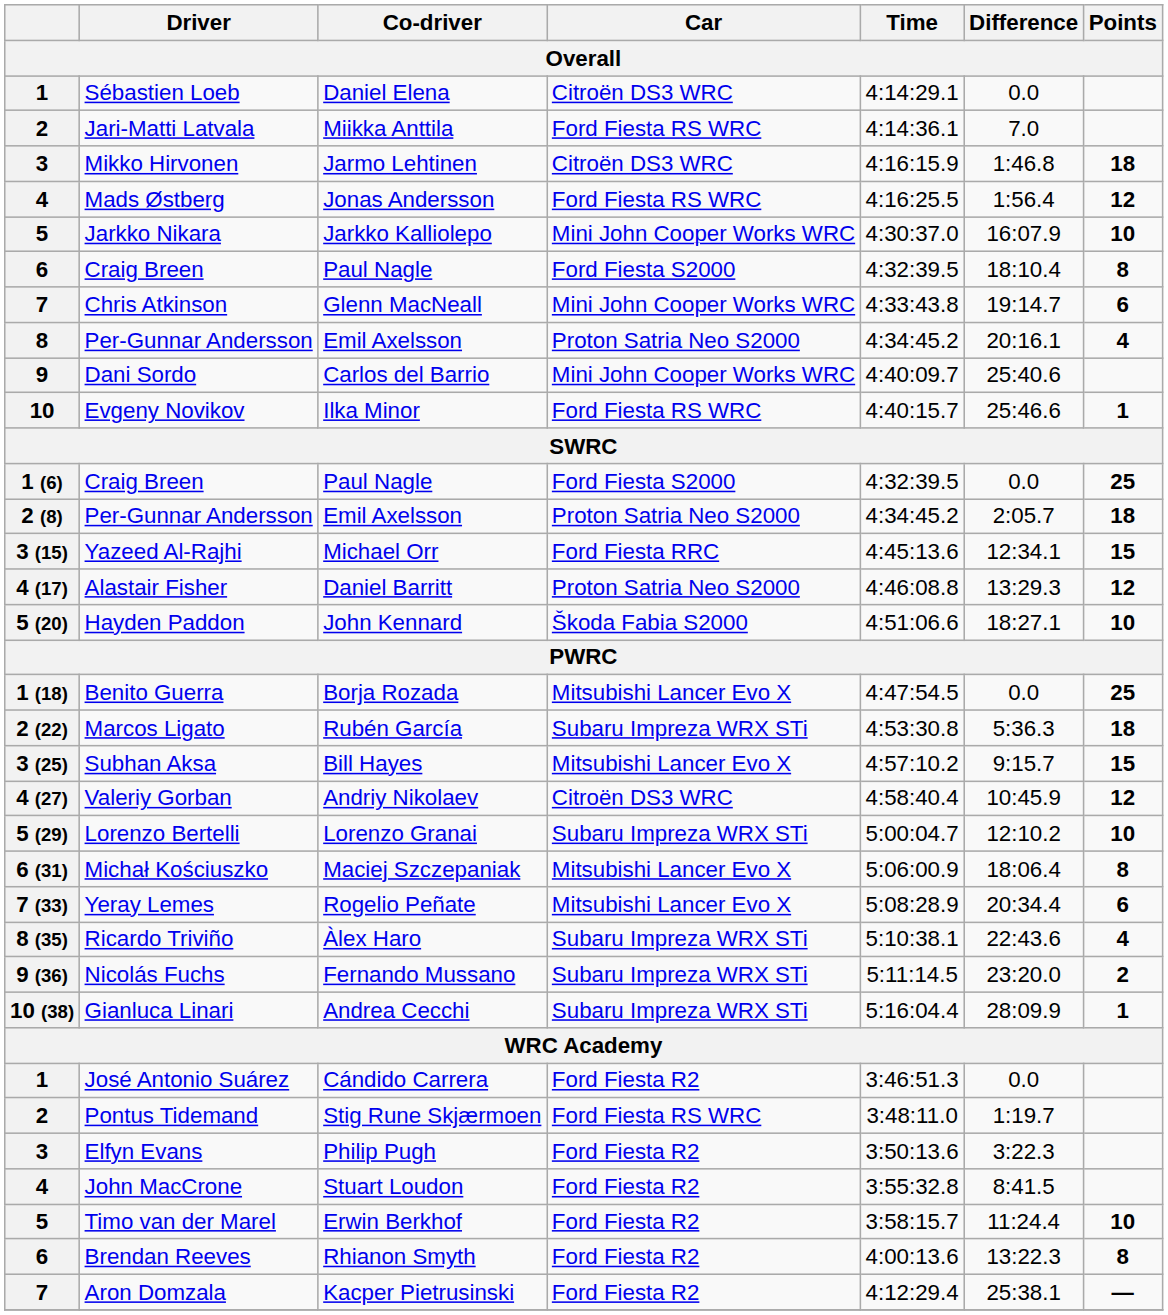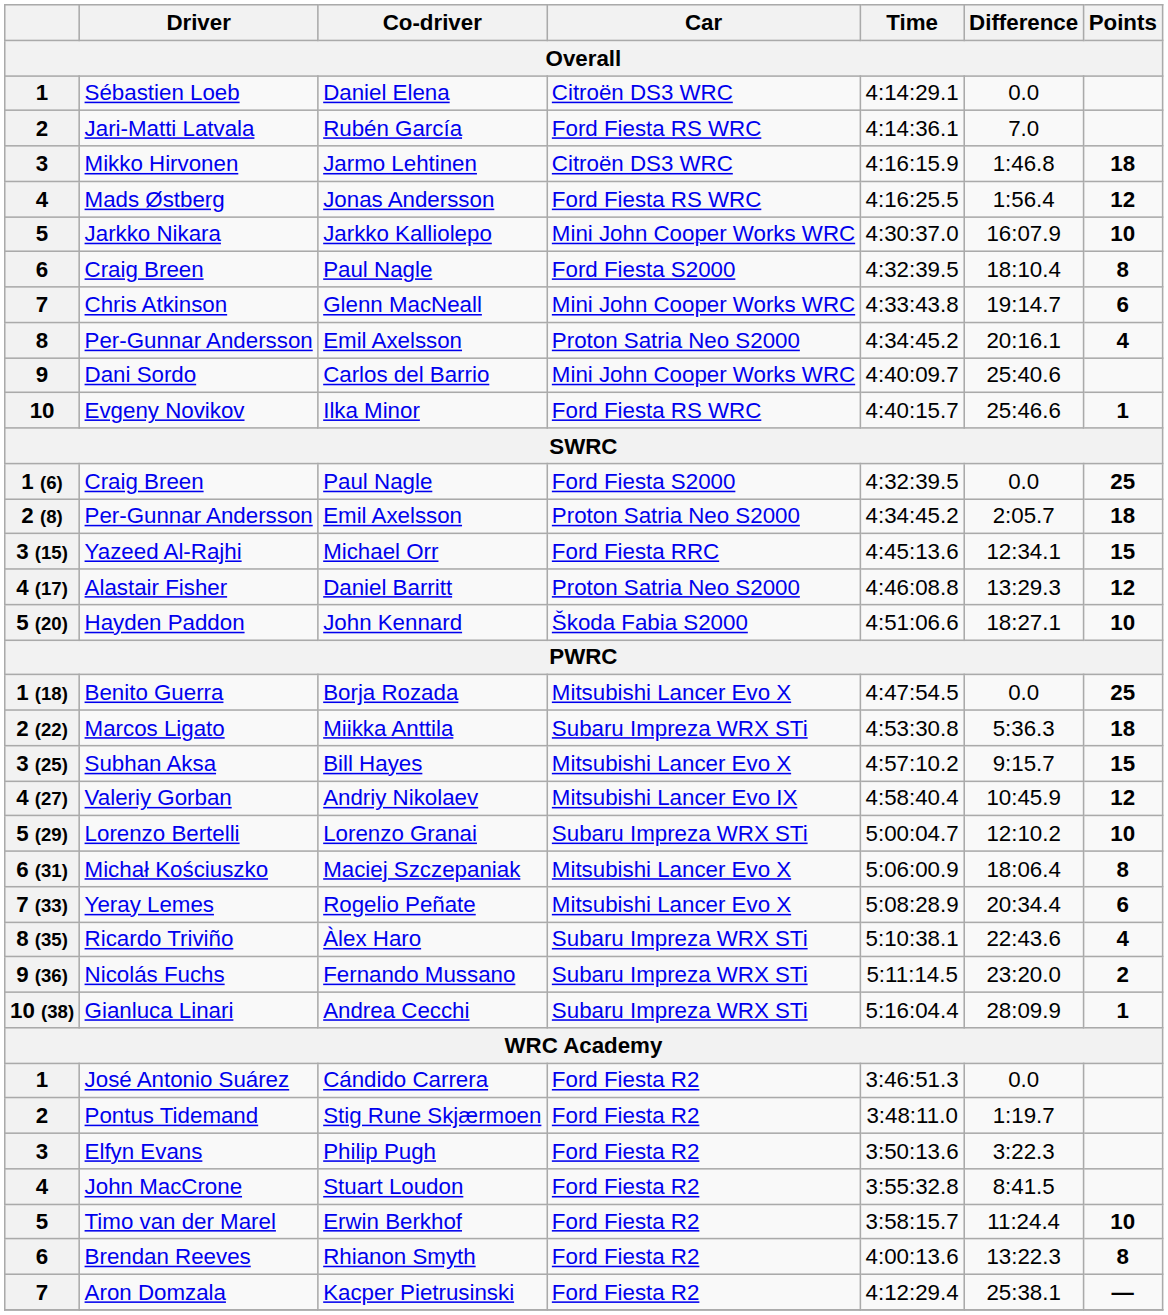(388, 129) Miikka Anttila -> (393, 129) Rubén García
(393, 728) Rubén García -> (388, 728) Miikka Anttila
(642, 799) Citroën DS3 WRC -> (675, 799) Mitsubishi Lancer Evo IX
(657, 1116) Ford Fiesta RS WRC -> (626, 1116) Ford Fiesta R2
